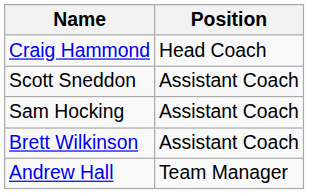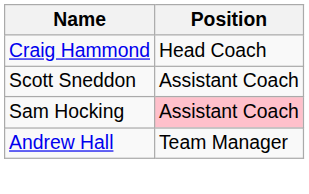(229, 111) no background -> (229, 111) pink background
- row: (74, 142)
